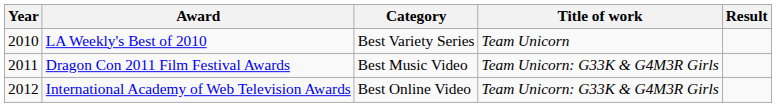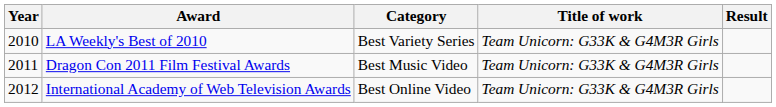(525, 41) Team Unicorn -> (600, 41) Team Unicorn: G33K & G4M3R Girls
